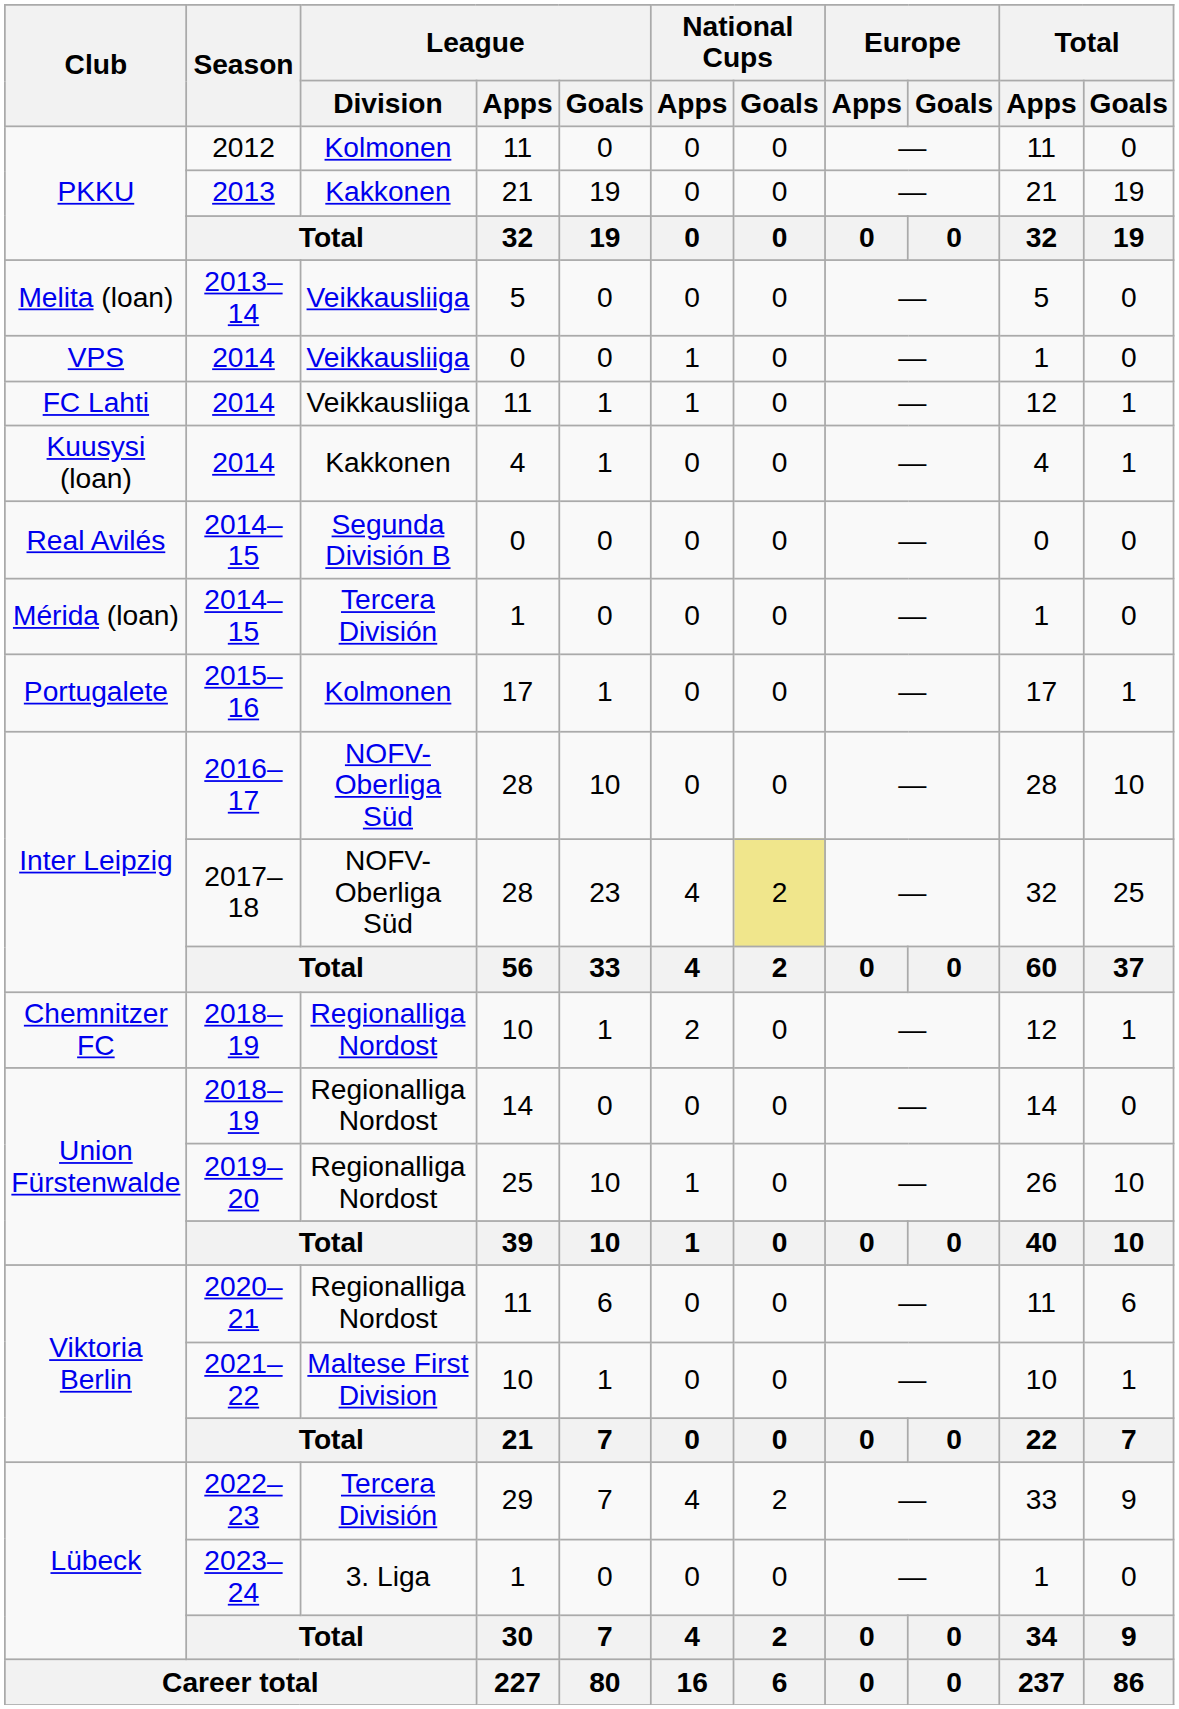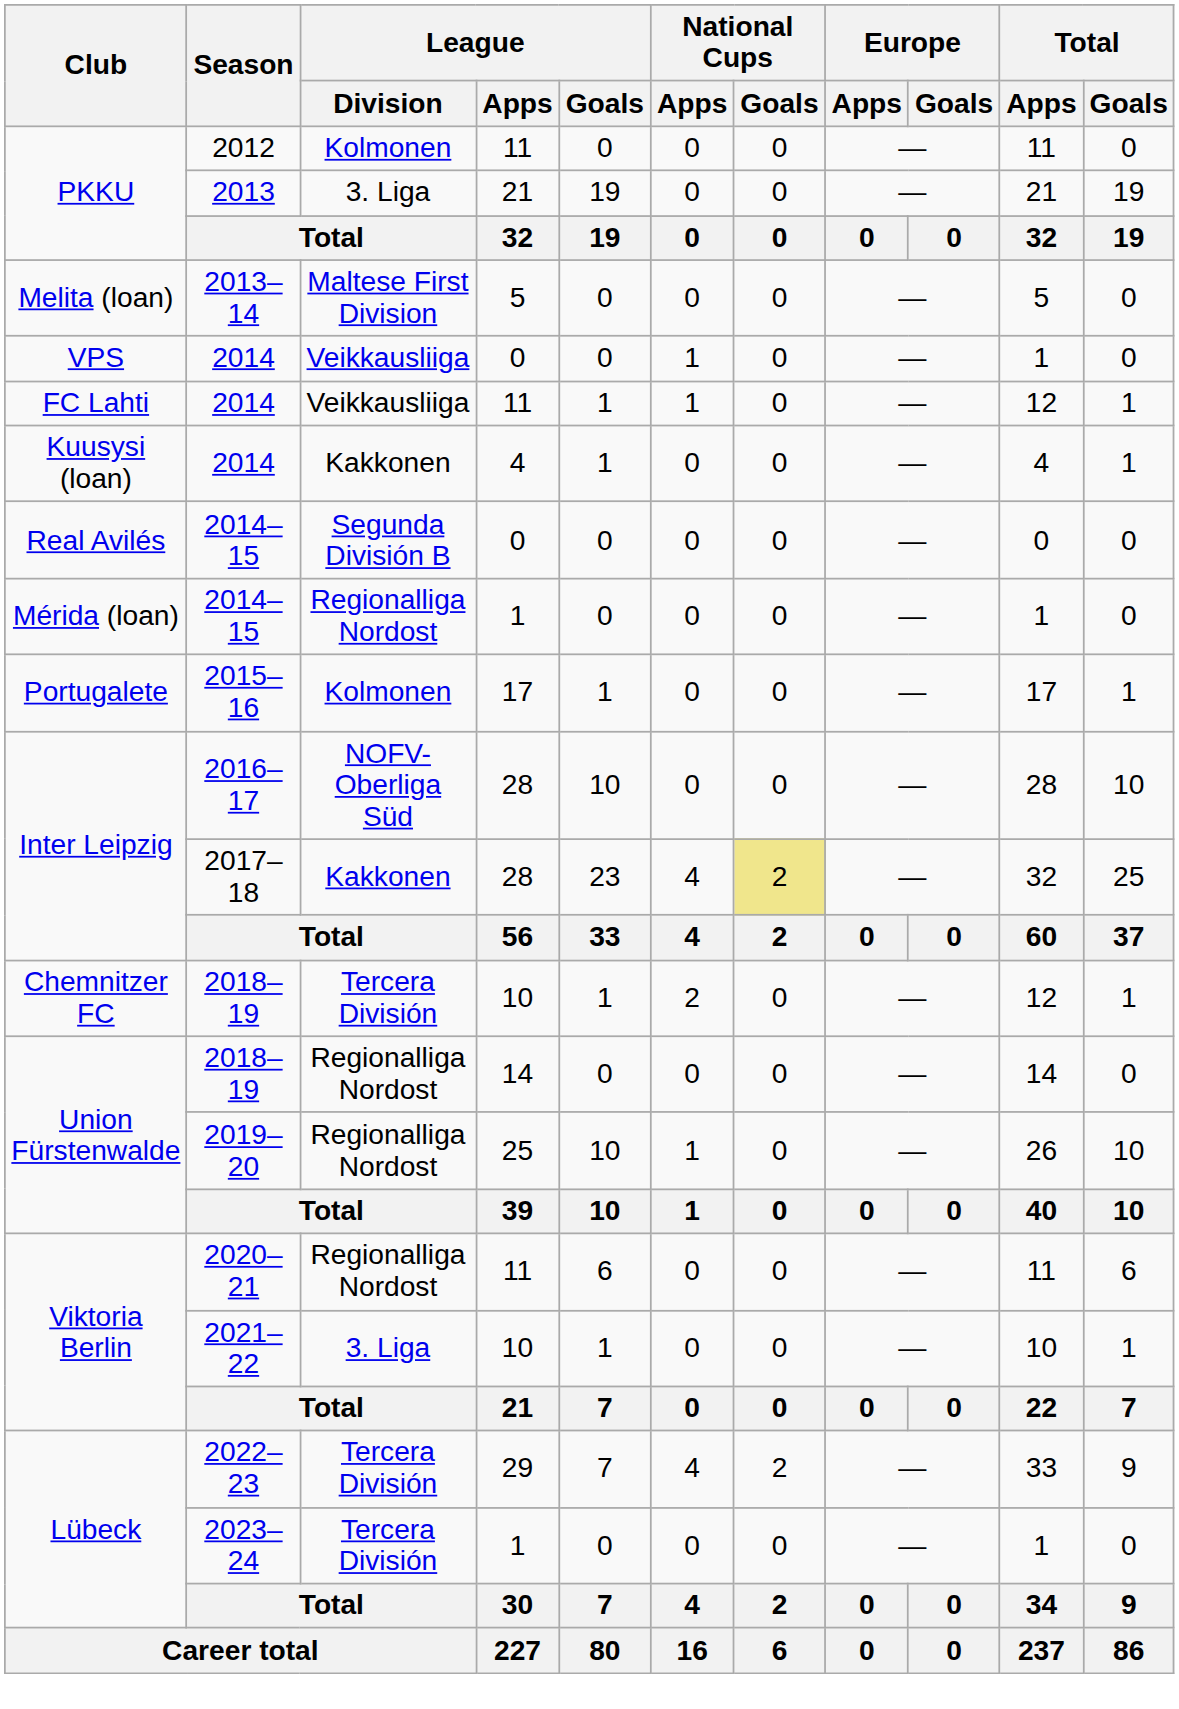(388, 192) Kakkonen -> (388, 192) 3. Liga
(388, 297) Veikkausliiga -> (388, 297) Maltese First Division
(388, 615) Tercera División -> (388, 615) Regionalliga Nordost
(388, 892) NOFV-Oberliga Süd -> (388, 876) Kakkonen
(388, 1029) Regionalliga Nordost -> (388, 997) Tercera División
(388, 1379) Maltese First Division -> (388, 1347) 3. Liga
(388, 1576) 3. Liga -> (388, 1545) Tercera División
